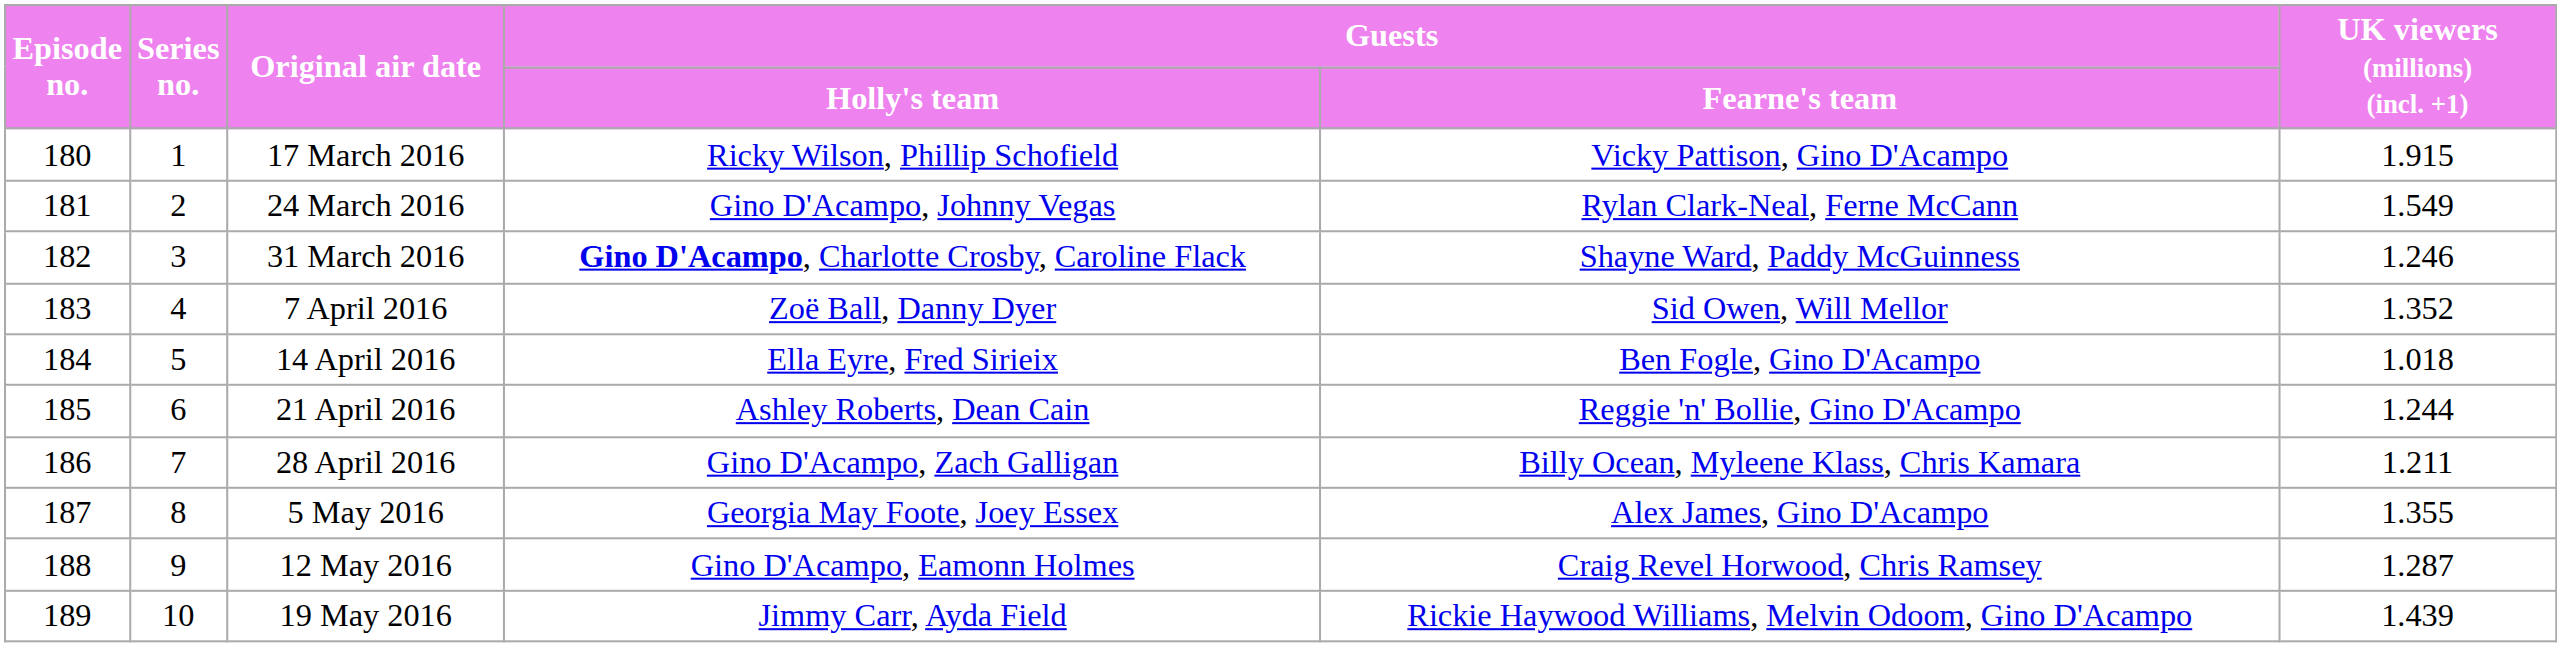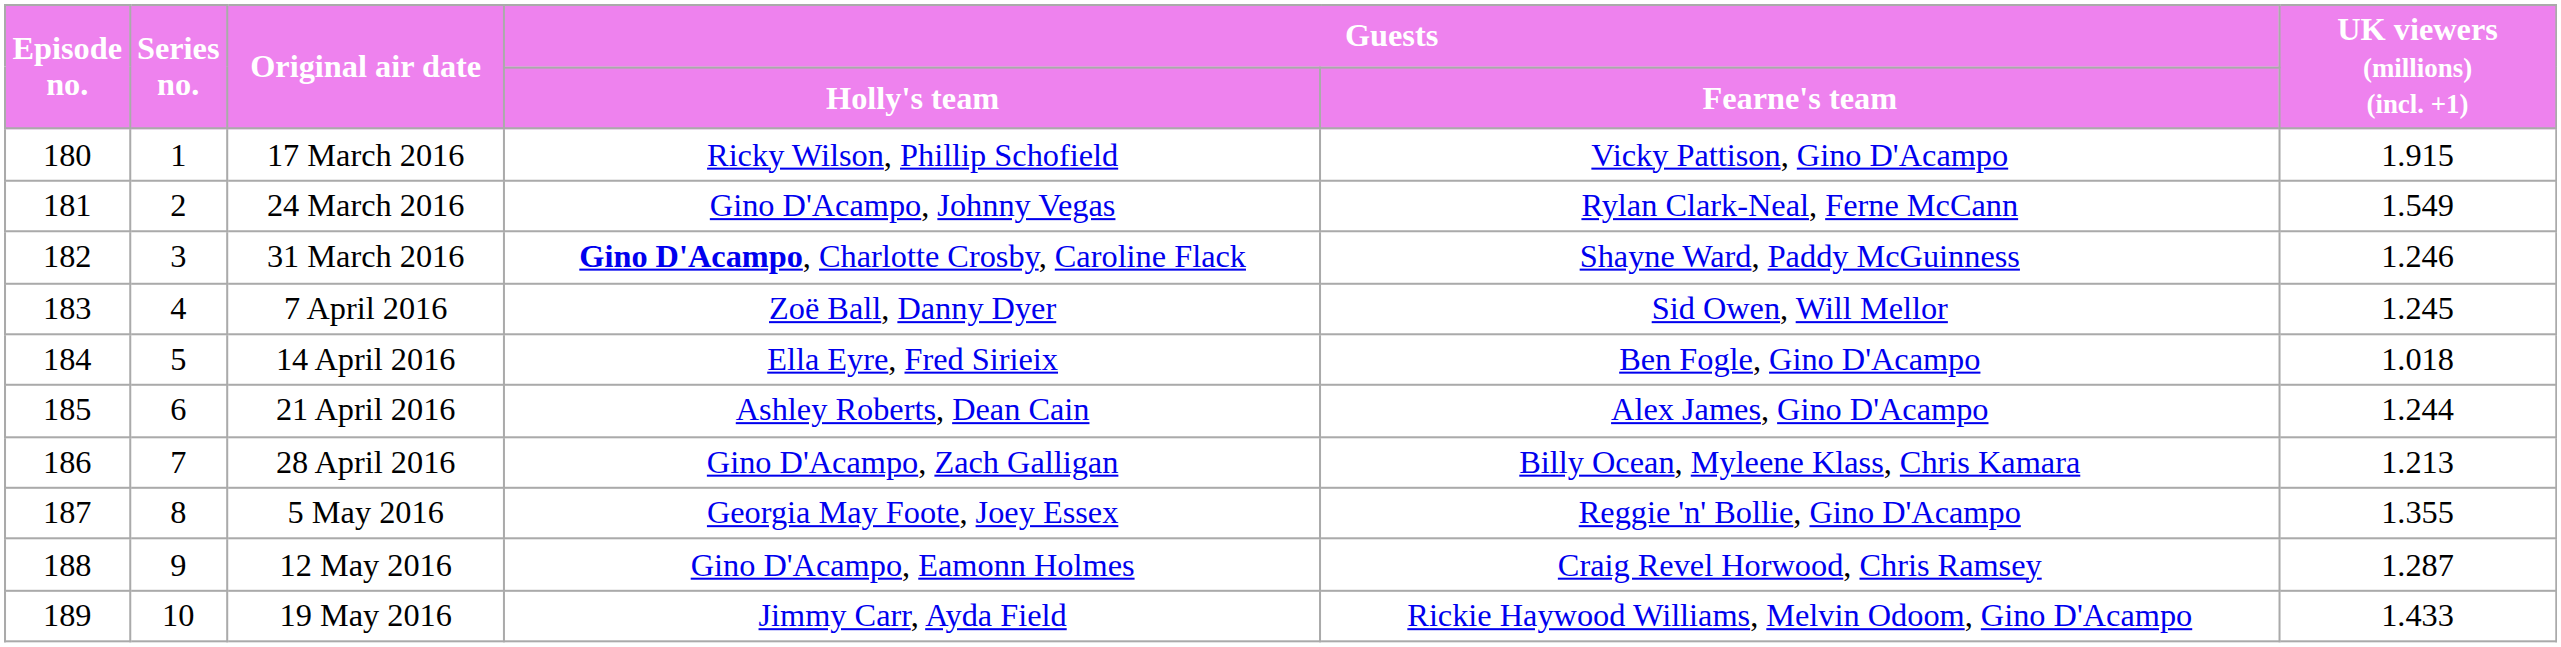(2418, 307) 1.352 -> (2418, 307) 1.245
(1800, 410) Reggie 'n' Bollie, Gino D'Acampo -> (1800, 410) Alex James, Gino D'Acampo
(2418, 461) 1.211 -> (2418, 461) 1.213
(1800, 512) Alex James, Gino D'Acampo -> (1800, 512) Reggie 'n' Bollie, Gino D'Acampo
(2418, 615) 1.439 -> (2418, 615) 1.433
